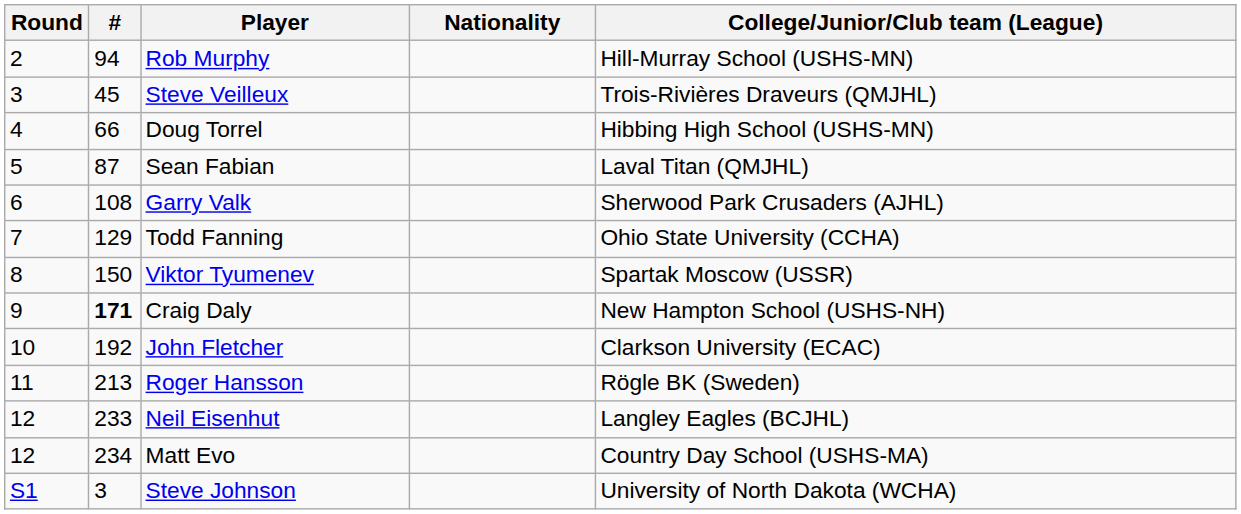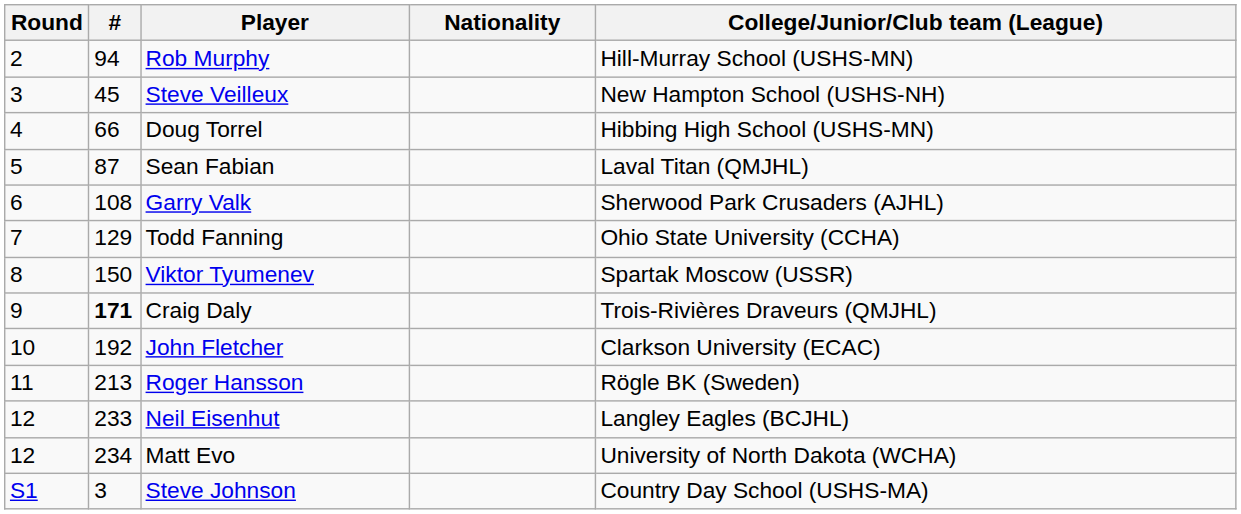(768, 94) Trois-Rivières Draveurs (QMJHL) -> (773, 94) New Hampton School (USHS-NH)
(773, 310) New Hampton School (USHS-NH) -> (768, 310) Trois-Rivières Draveurs (QMJHL)
(765, 454) Country Day School (USHS-MA) -> (778, 454) University of North Dakota (WCHA)
(778, 490) University of North Dakota (WCHA) -> (765, 490) Country Day School (USHS-MA)
